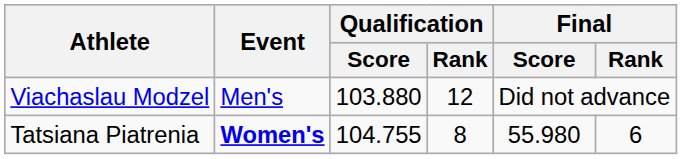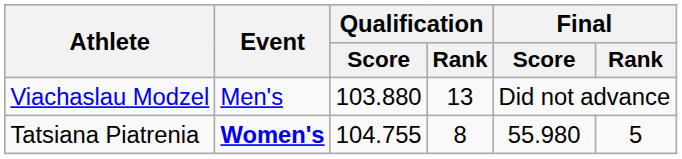(460, 97) 12 -> (460, 97) 13
(635, 134) 6 -> (635, 134) 5
